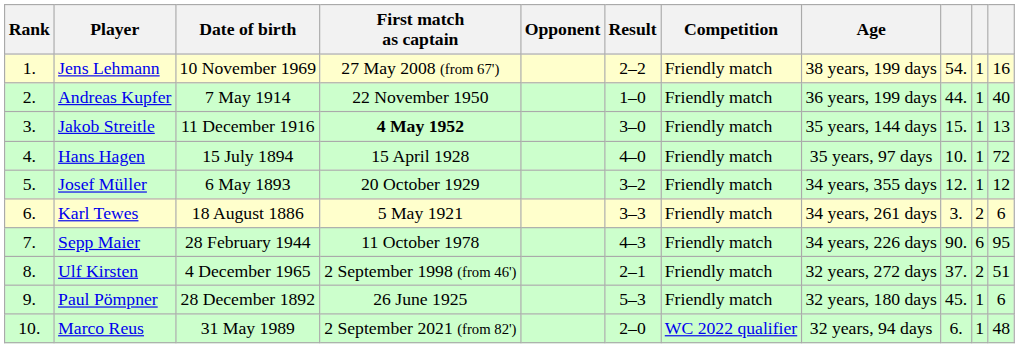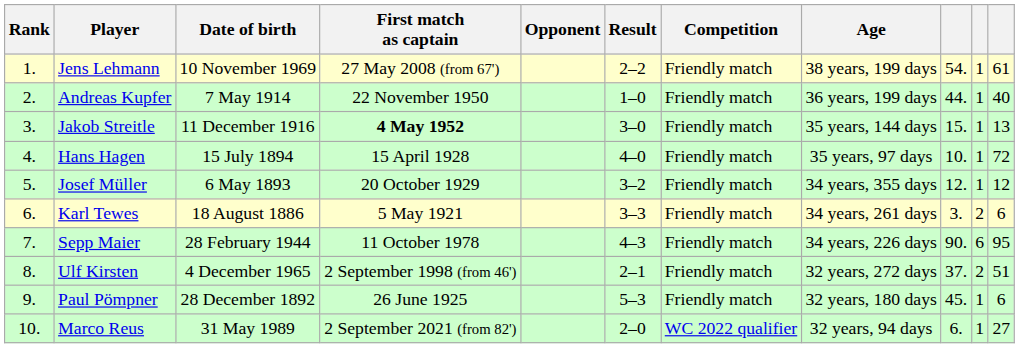(1001, 68) 16 -> (1001, 68) 61
(1001, 328) 48 -> (1001, 328) 27
